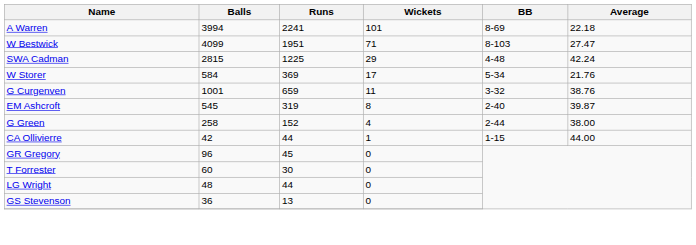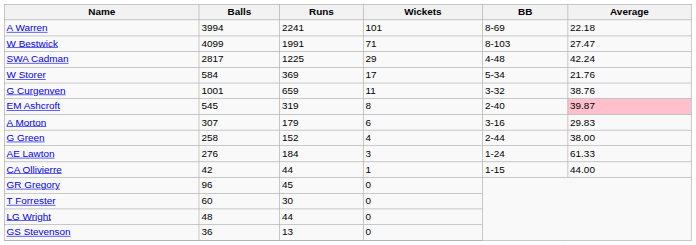(293, 43) 1951 -> (293, 43) 1991
(213, 59) 2815 -> (213, 59) 2817
(582, 106) no background -> (582, 106) pink background
+ row: (26, 122)
+ row: (31, 153)
